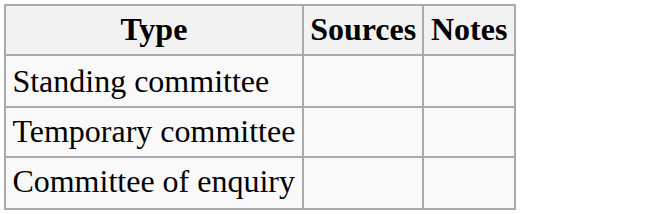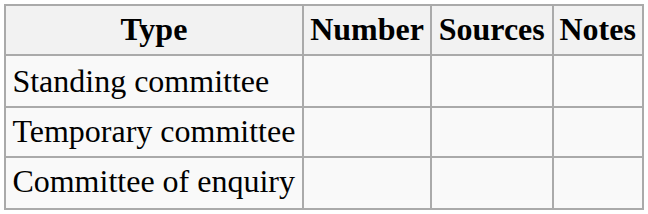+ column: (367, 29)
